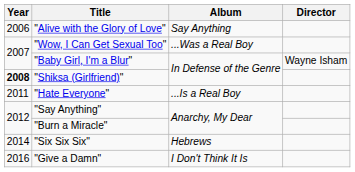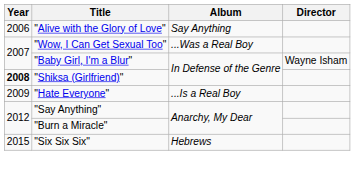(18, 93) 2011 -> (18, 93) 2009
(18, 142) 2014 -> (18, 142) 2015
- row: (68, 158)
